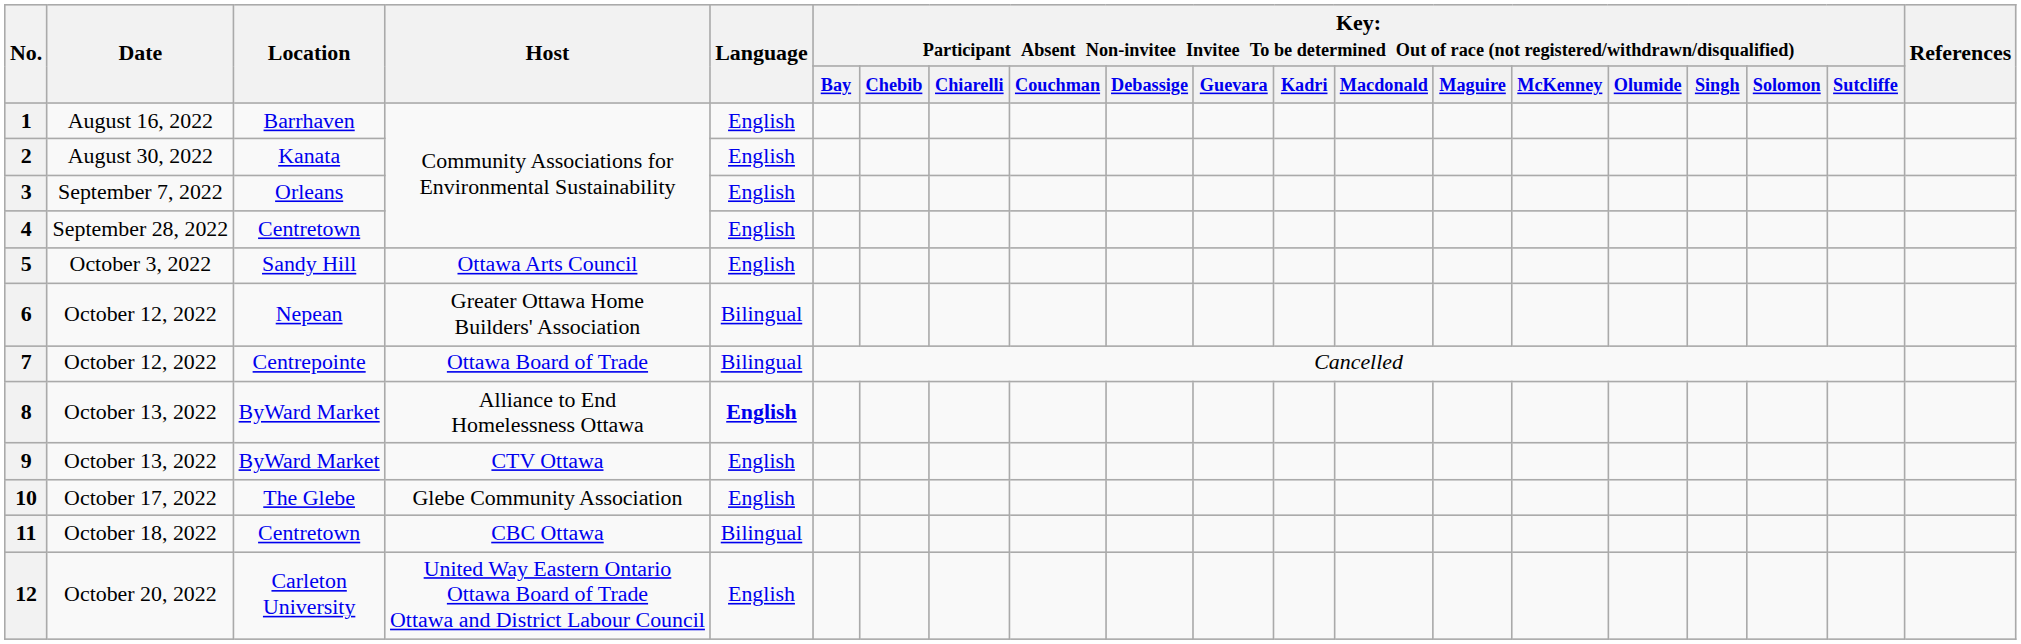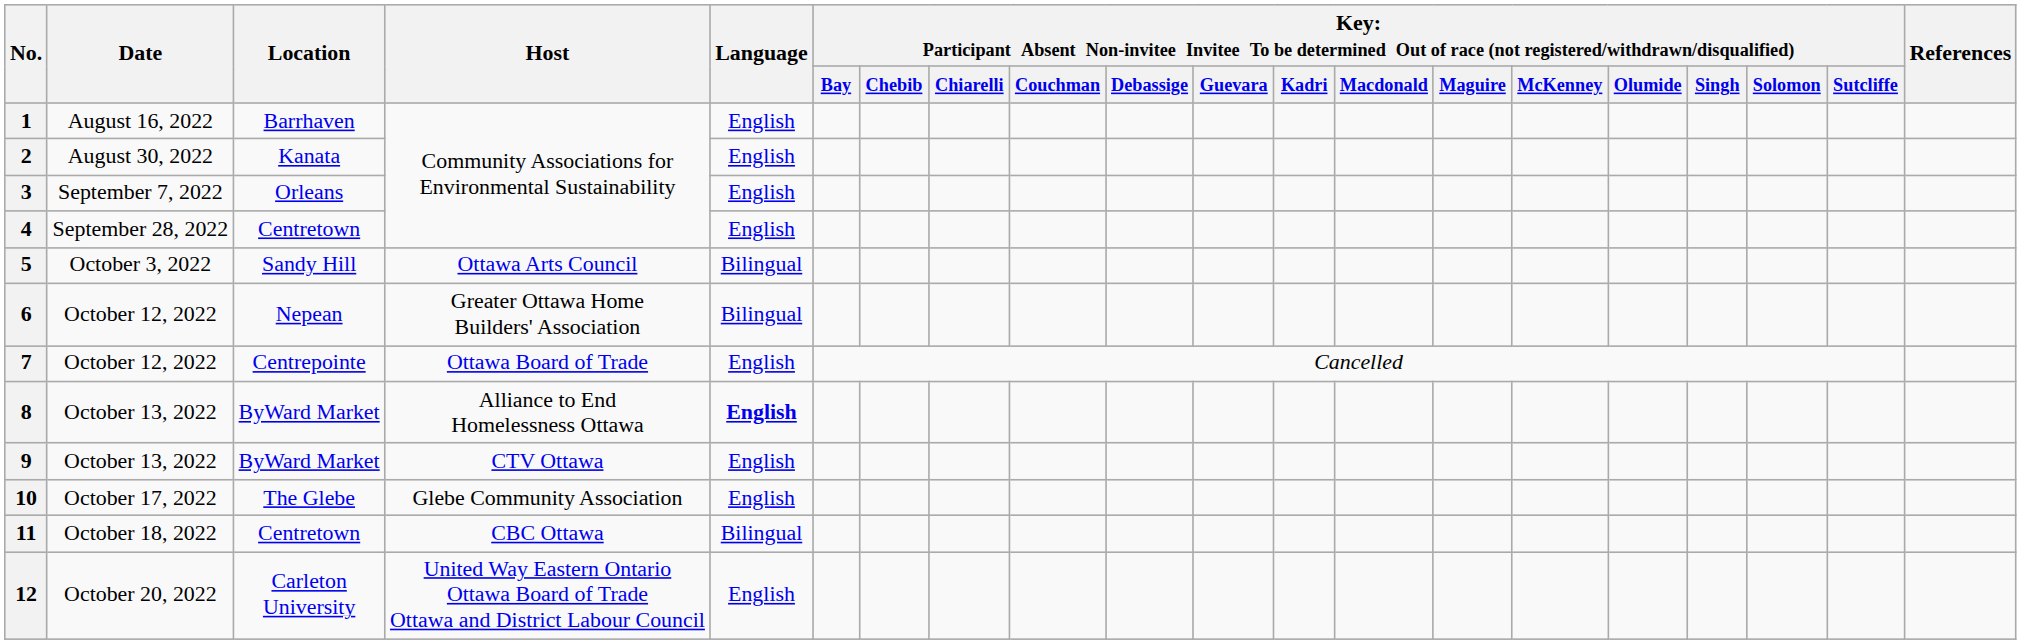(761, 264) English -> (761, 264) Bilingual
(761, 362) Bilingual -> (761, 362) English
